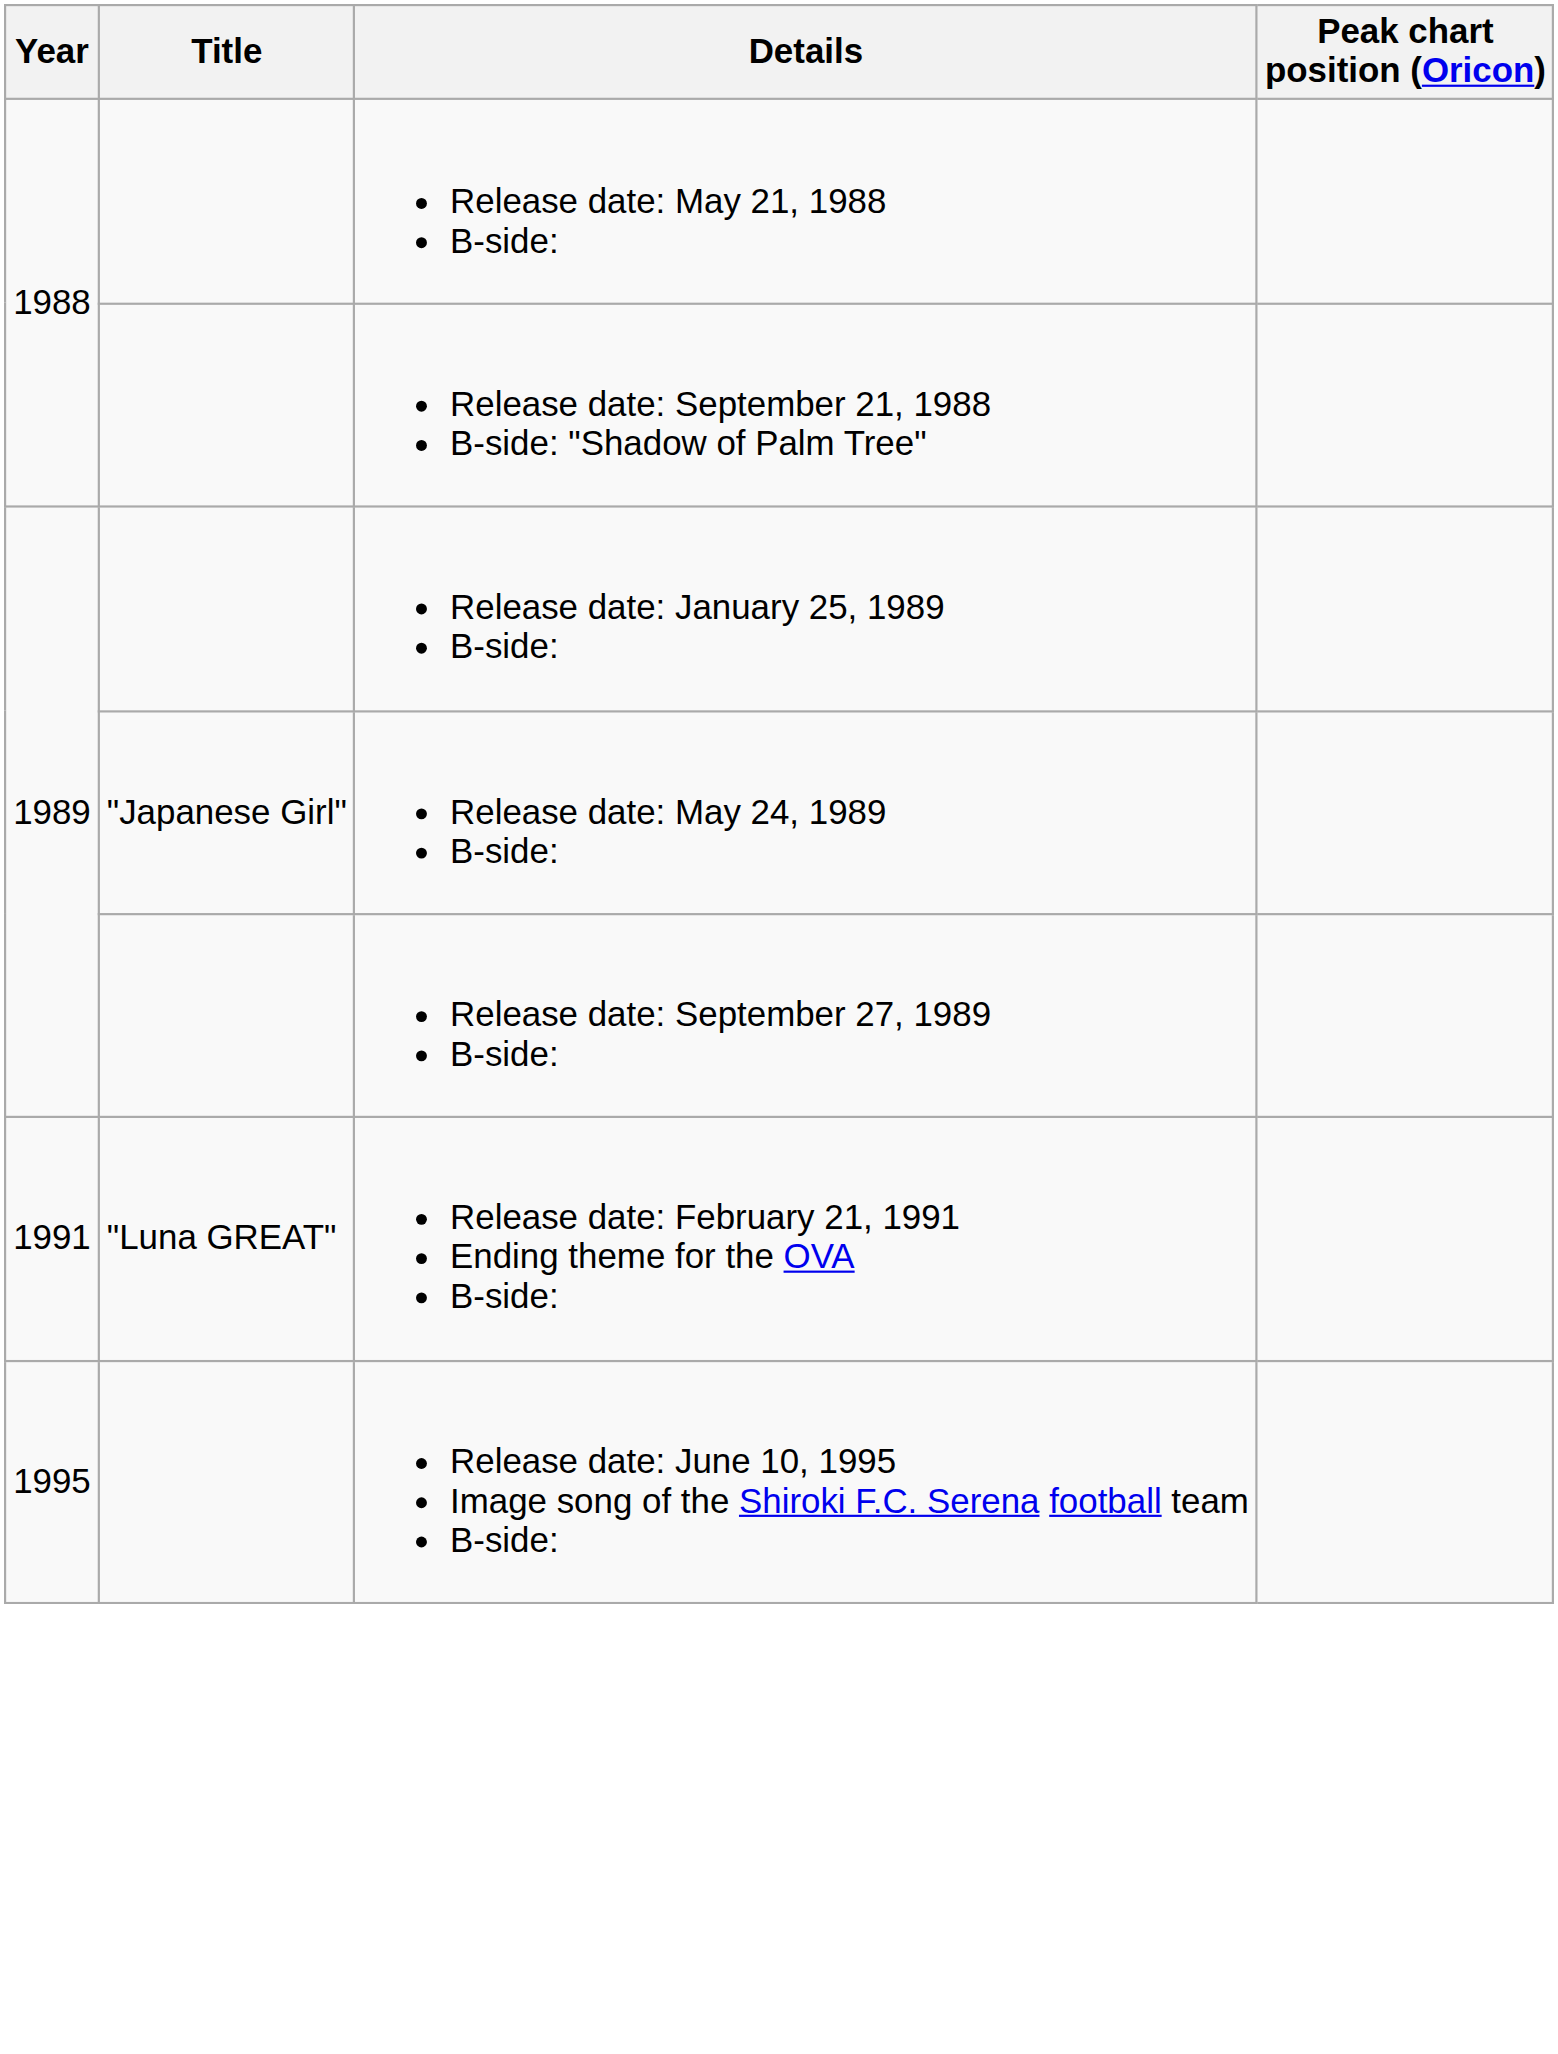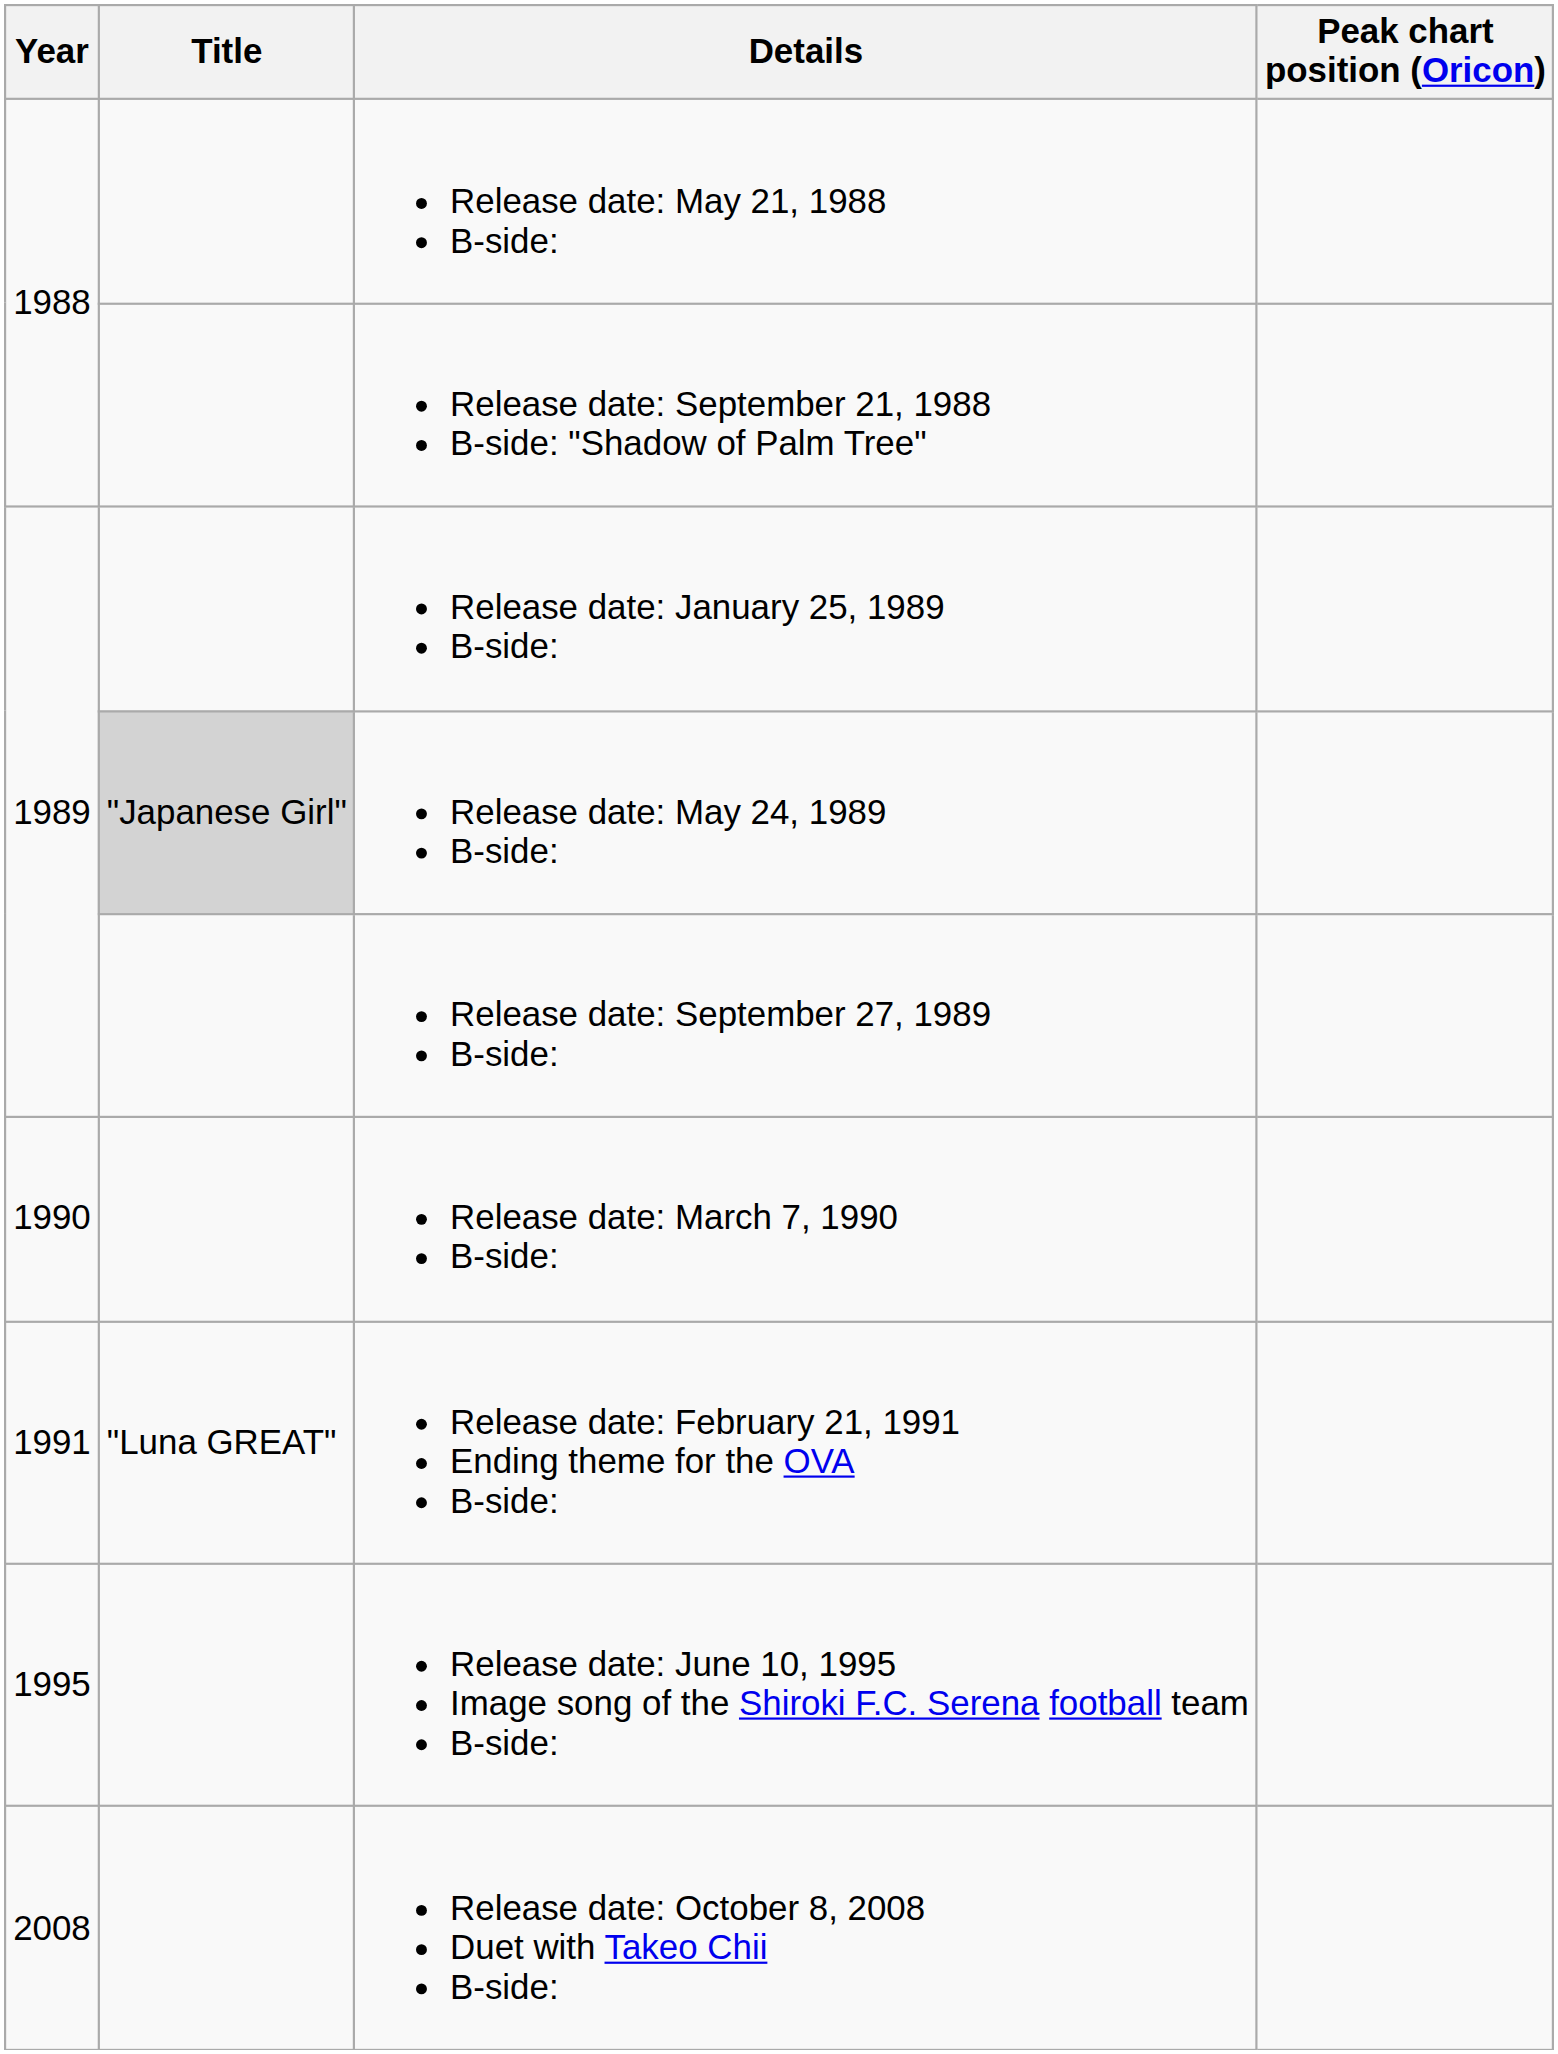(227, 811) no background -> (227, 811) lightgrey background
+ row: (806, 1239)
+ row: (806, 1948)
